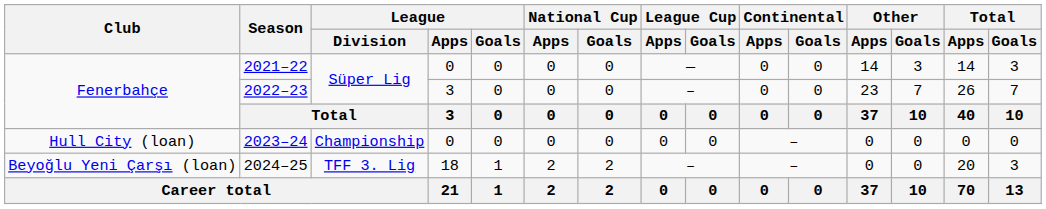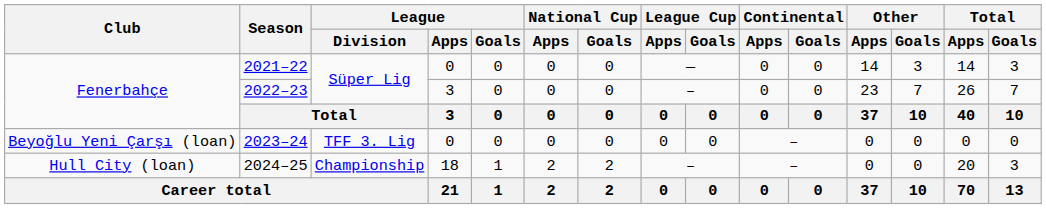(122, 141) Hull City (loan) -> (122, 141) Beyoğlu Yeni Çarşı (loan)
(370, 141) Championship -> (370, 141) TFF 3. Lig
(122, 166) Beyoğlu Yeni Çarşı (loan) -> (122, 166) Hull City (loan)
(370, 166) TFF 3. Lig -> (370, 166) Championship
